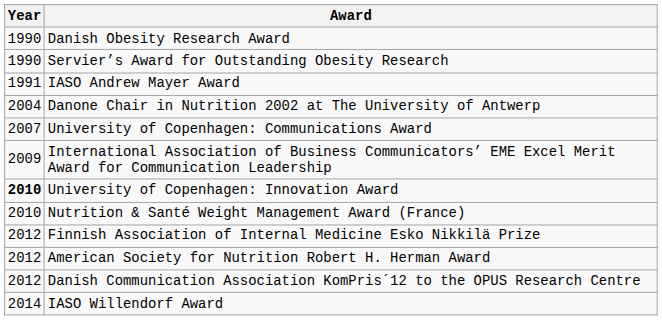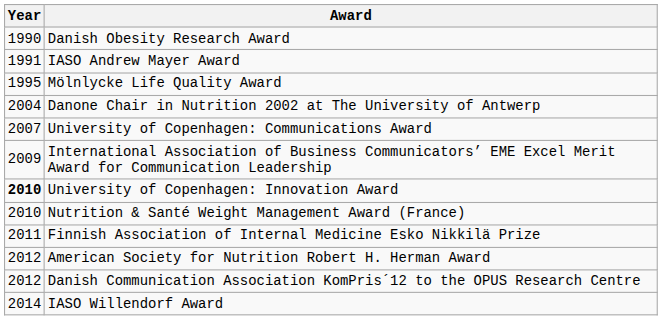- row: (248, 61)
+ row: (165, 84)
(25, 236) 2012 -> (25, 236) 2011
